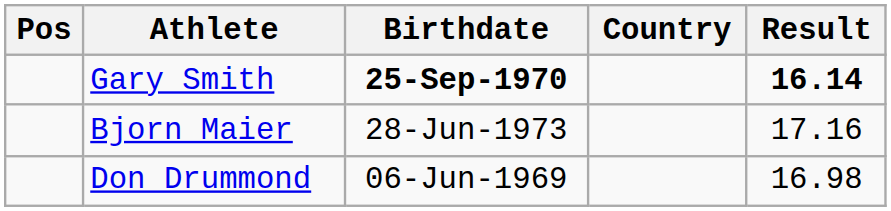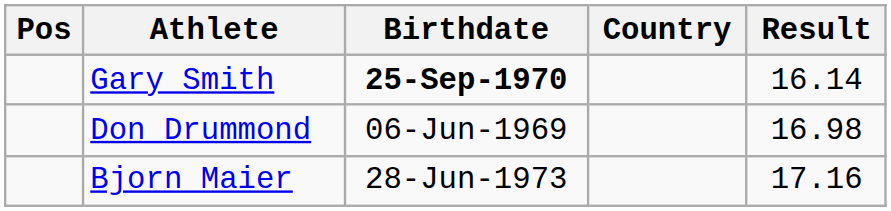(817, 80) bold -> (817, 80) normal
rows swapped: (201, 180) <-> (192, 130)
